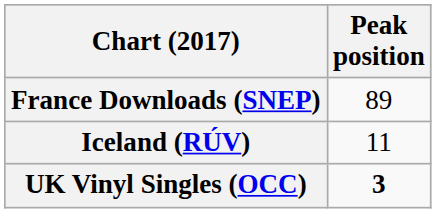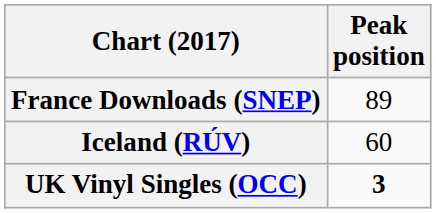(379, 142) 11 -> (379, 142) 60
